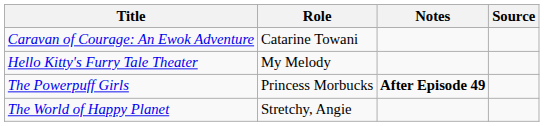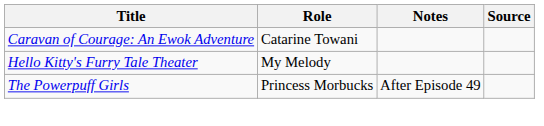(433, 86) bold -> (430, 86) normal
- row: (89, 109)
